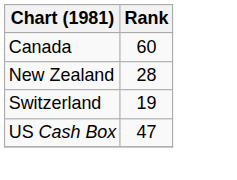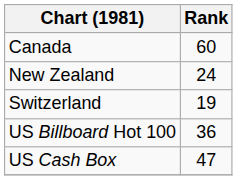(146, 75) 28 -> (206, 75) 24
+ row: (92, 132)
